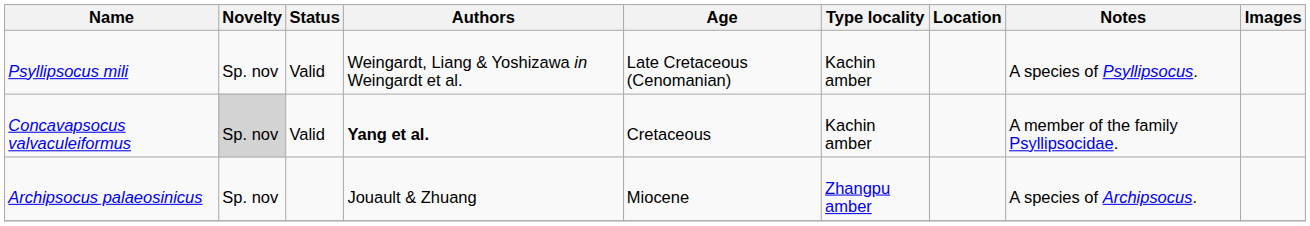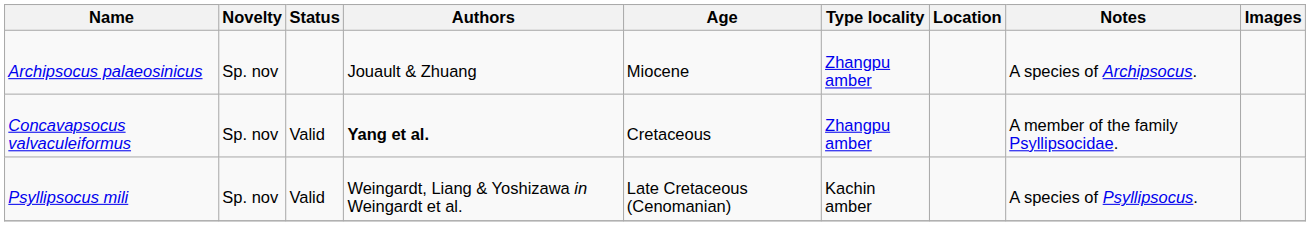rows swapped: (105, 197) <-> (68, 71)
(250, 134) lightgrey background -> (250, 134) no background
(850, 134) Kachin amber -> (858, 134) Zhangpu amber
